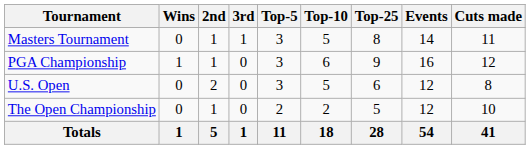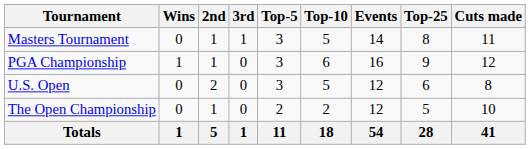columns swapped: (377, 16) <-> (426, 16)
